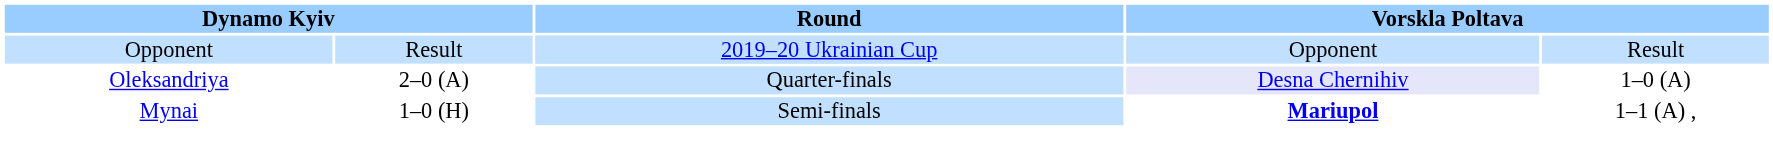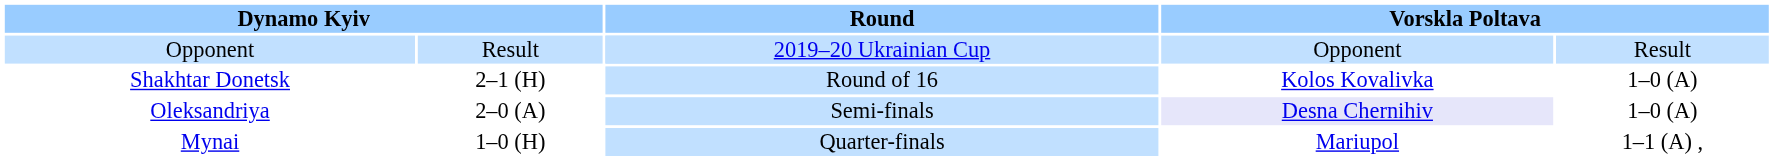+ row: (210, 80)
(829, 80) Quarter-finals -> (882, 110) Semi-finals
(829, 110) Semi-finals -> (882, 141) Quarter-finals
(1333, 110) bold -> (1357, 141) normal
